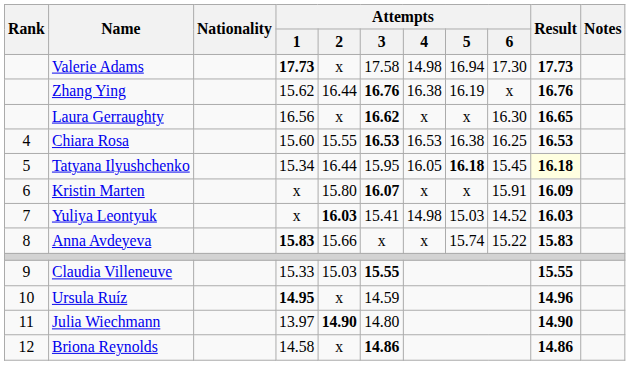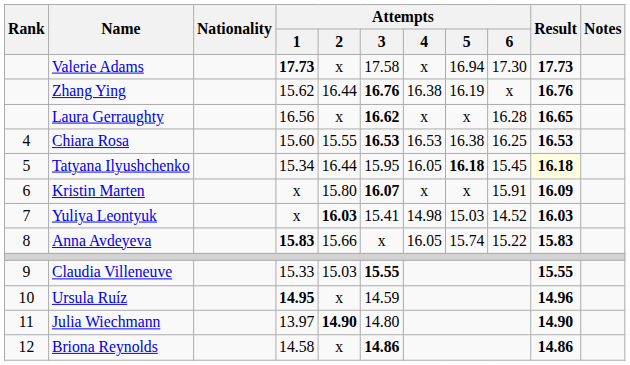(424, 66) 14.98 -> (424, 66) x
(509, 116) 16.30 -> (509, 116) 16.28
(424, 240) x -> (424, 240) 16.05
